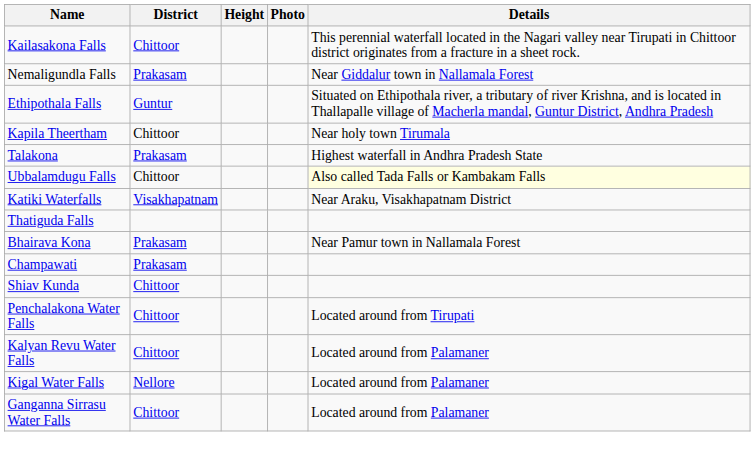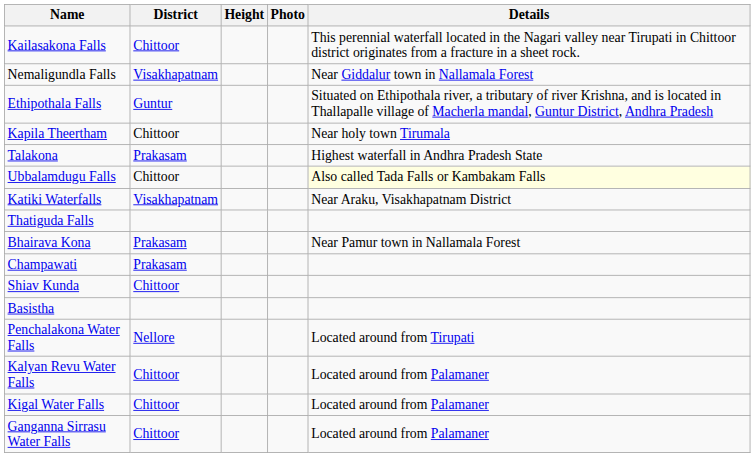(160, 74) Prakasam -> (176, 74) Visakhapatnam
+ row: (31, 308)
(156, 315) Chittoor -> (154, 337) Nellore
(154, 382) Nellore -> (156, 404) Chittoor
